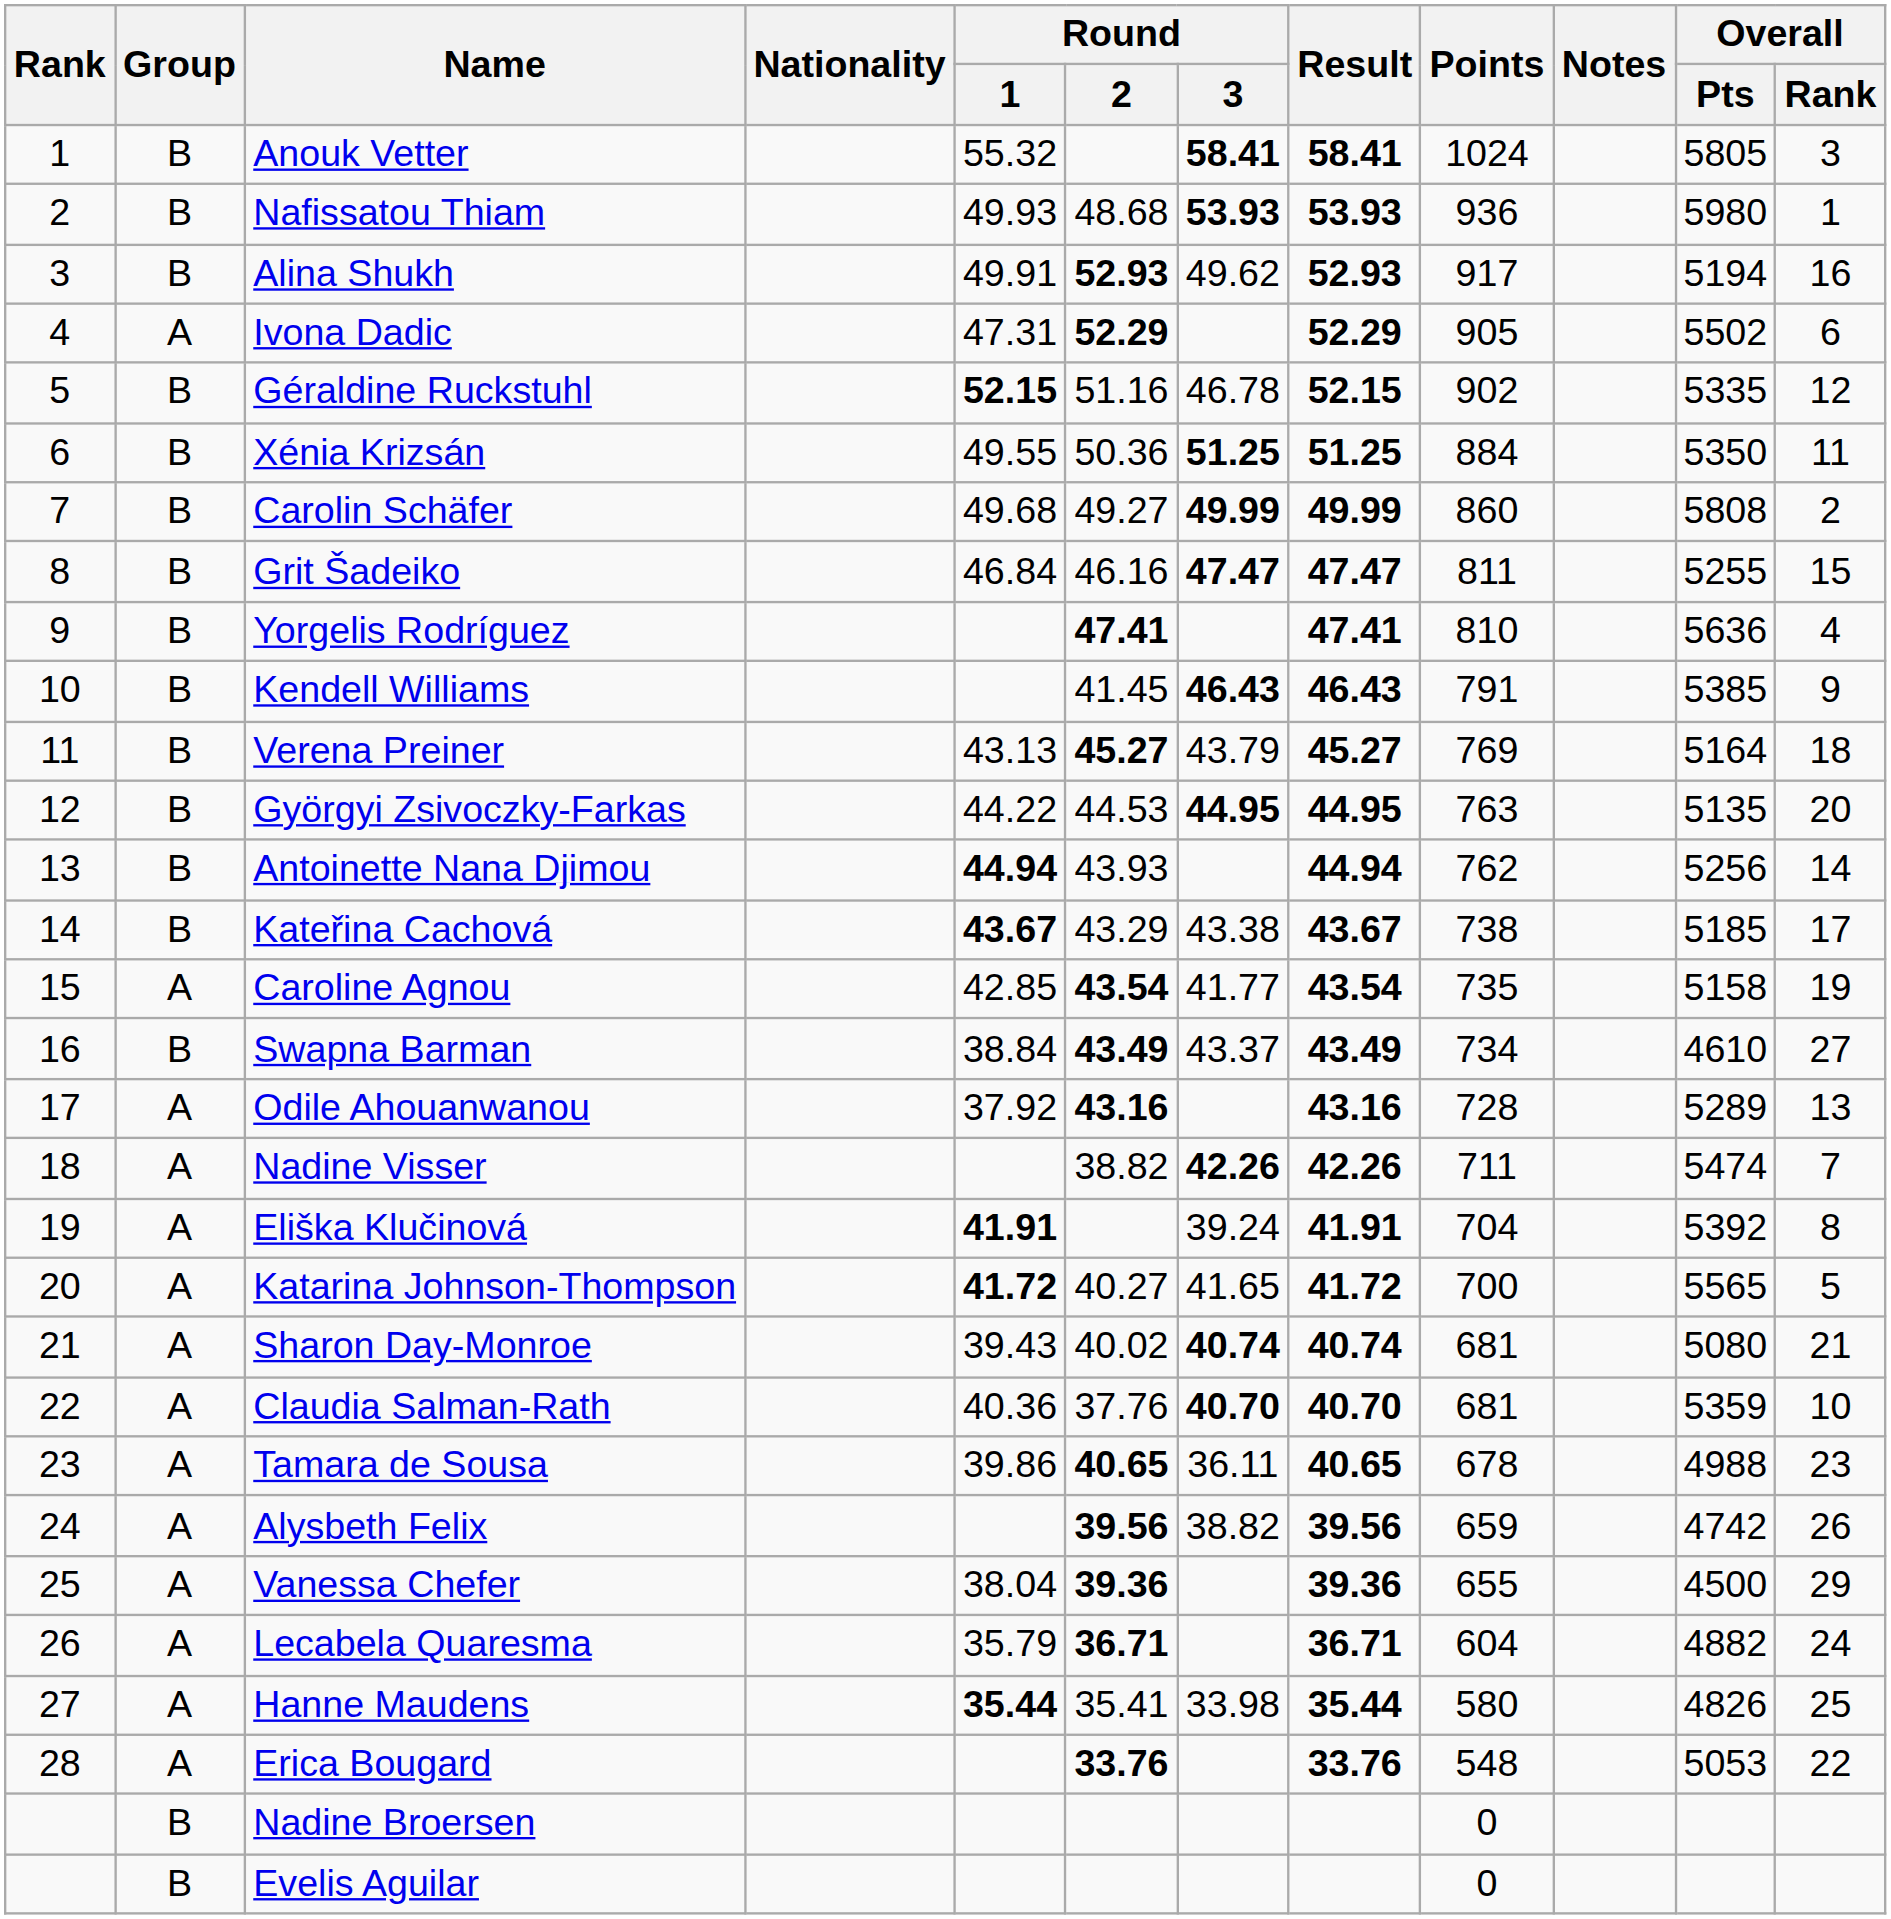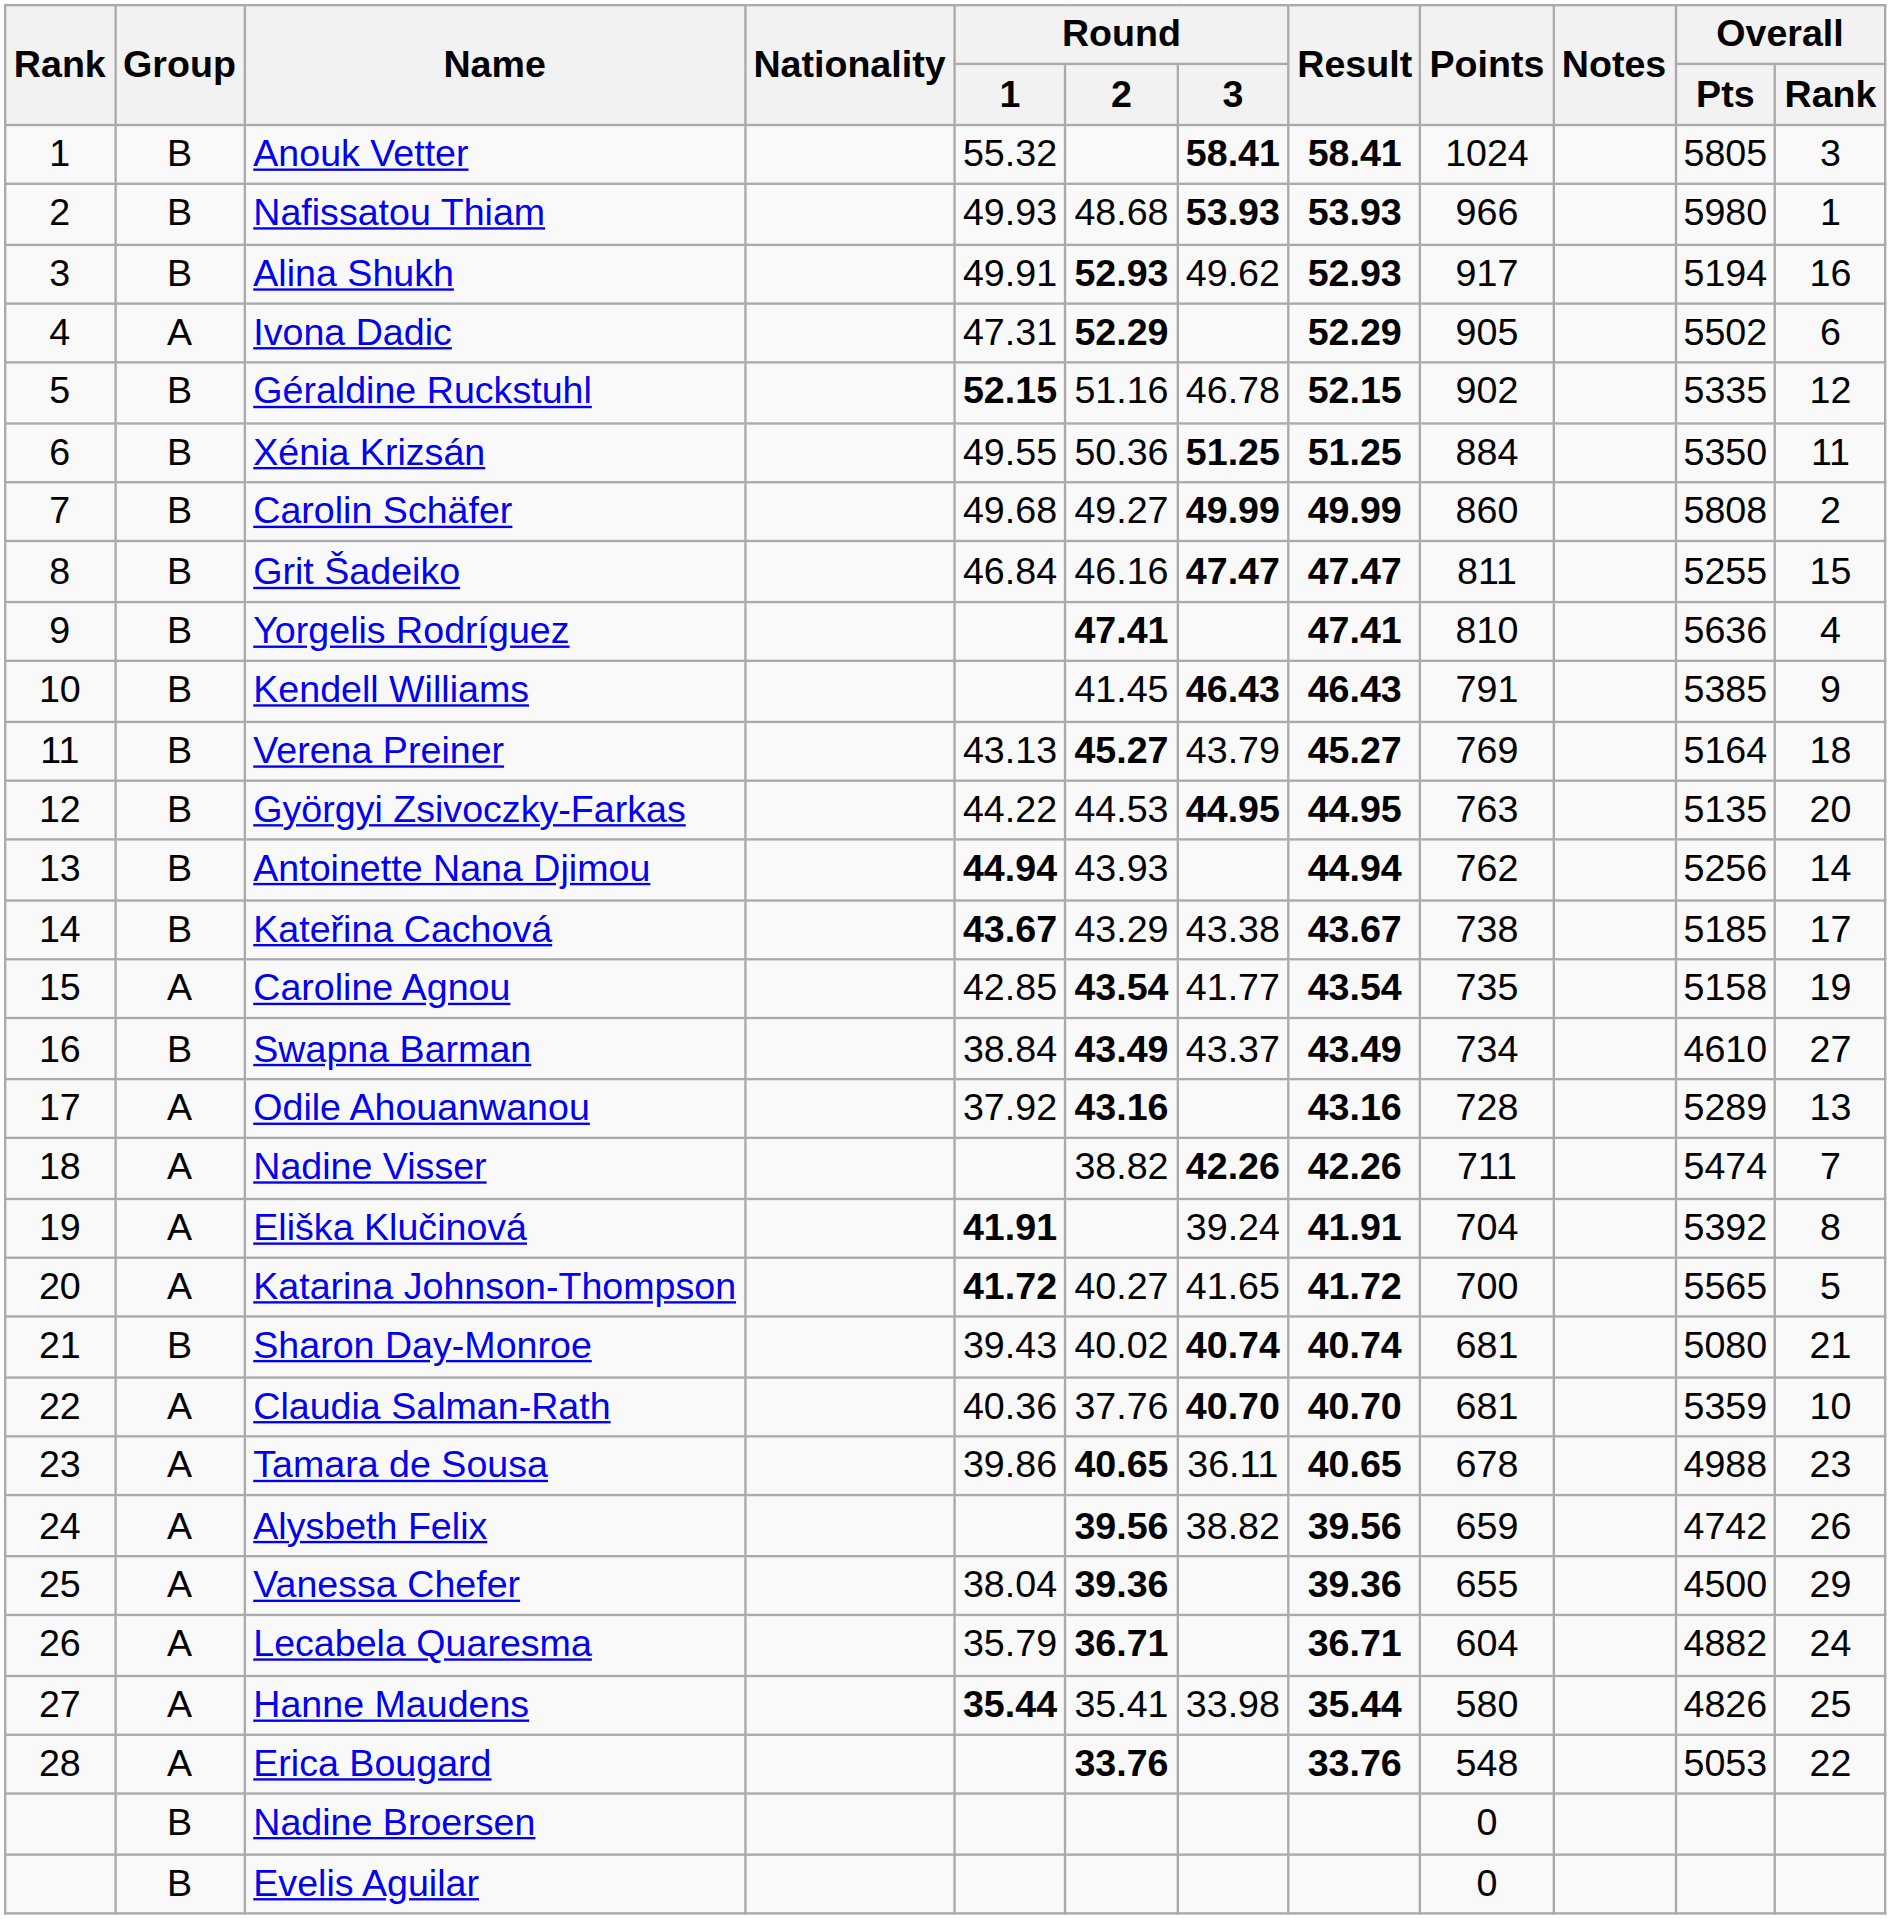(1487, 213) 936 -> (1487, 213) 966
(179, 1346) A -> (179, 1346) B
